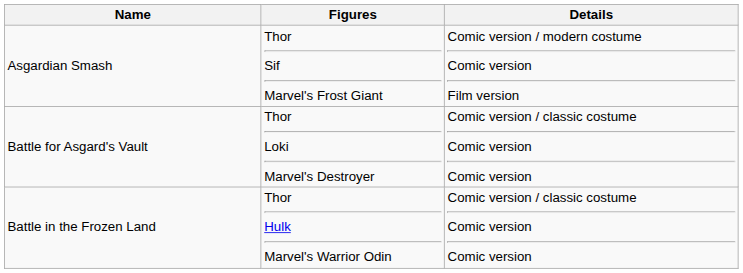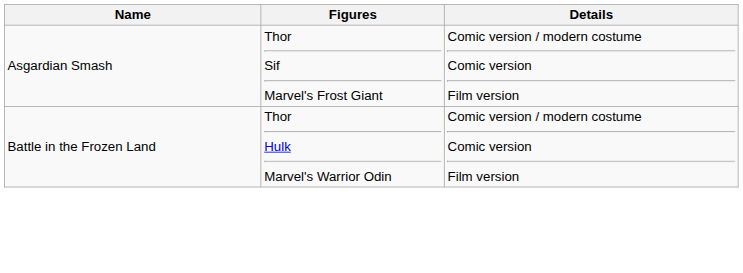- row: (78, 146)
(591, 227) Comic version / classic costume Comic version Comic version -> (591, 146) Comic version / modern costume Comic version Film version
